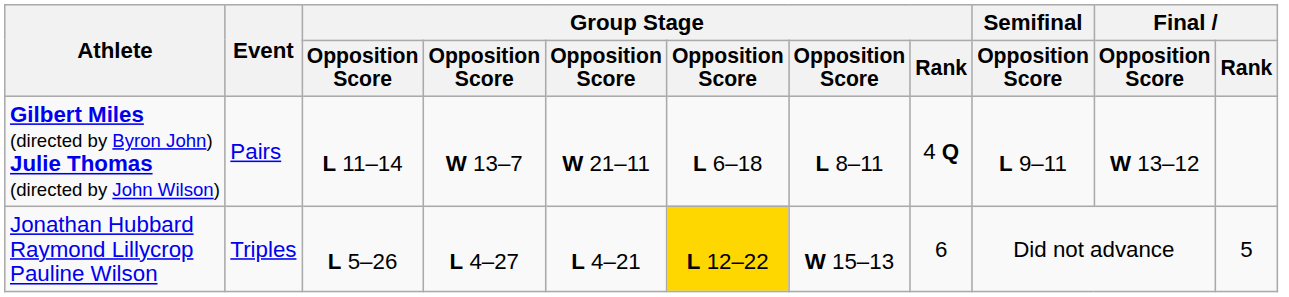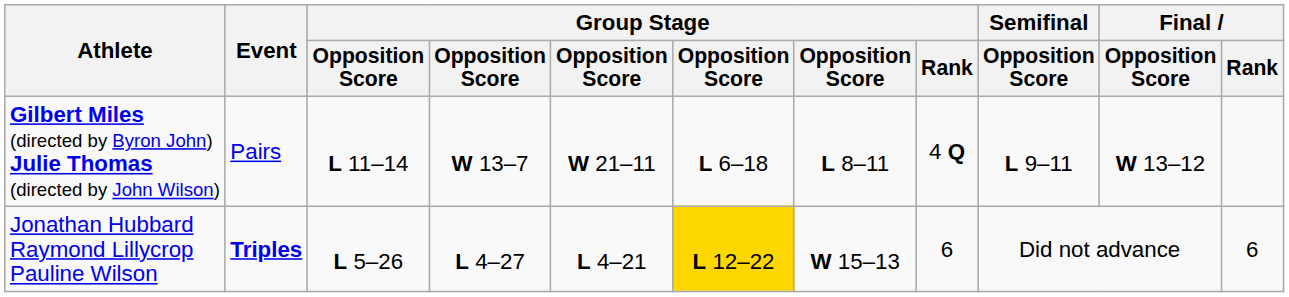(263, 249) normal -> (266, 249) bold
(1246, 249) 5 -> (1252, 249) 6
